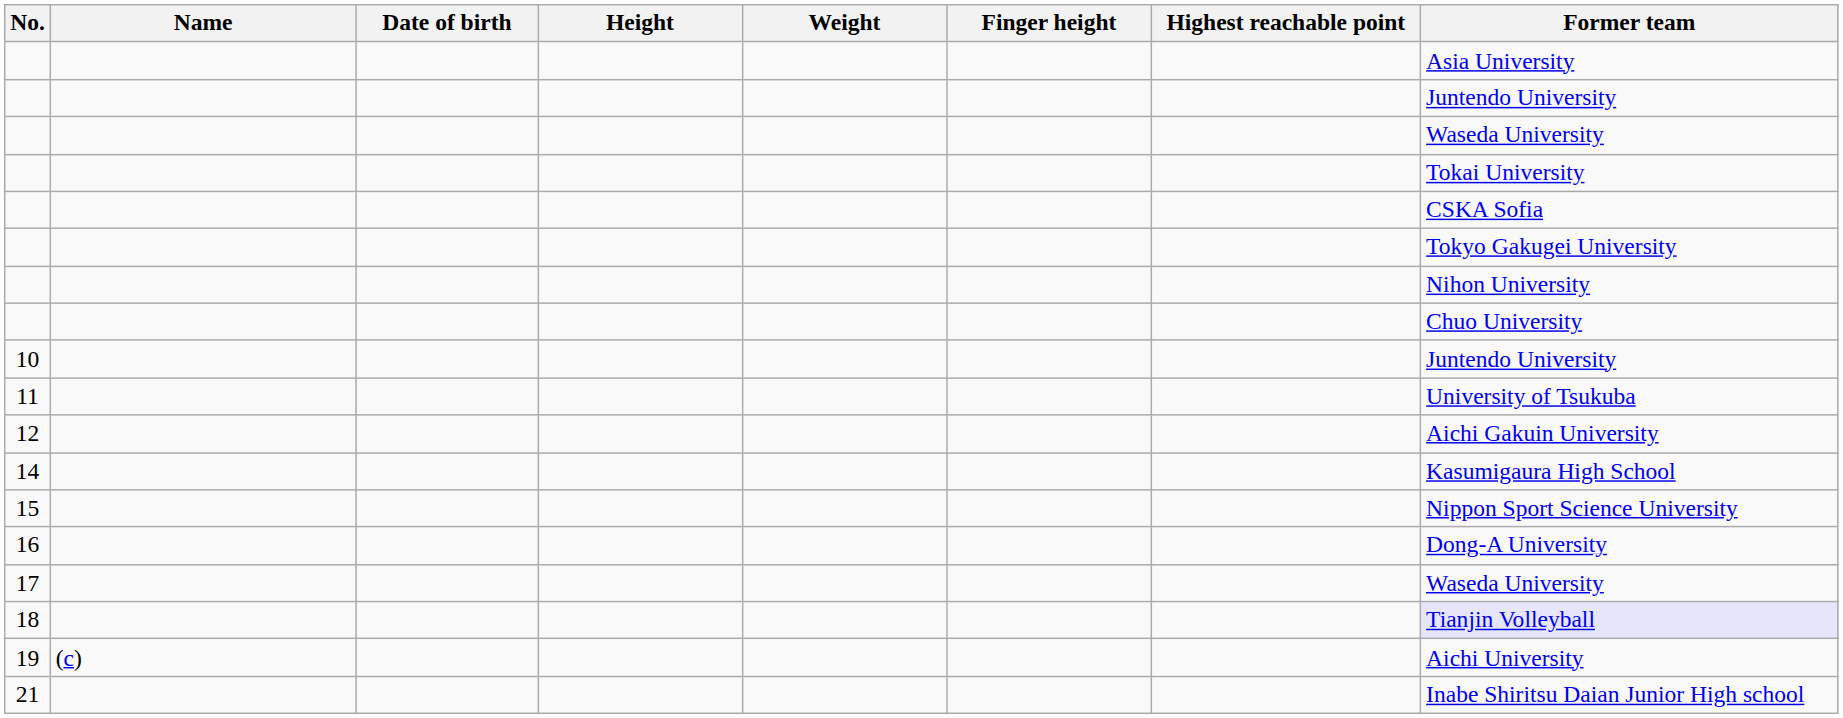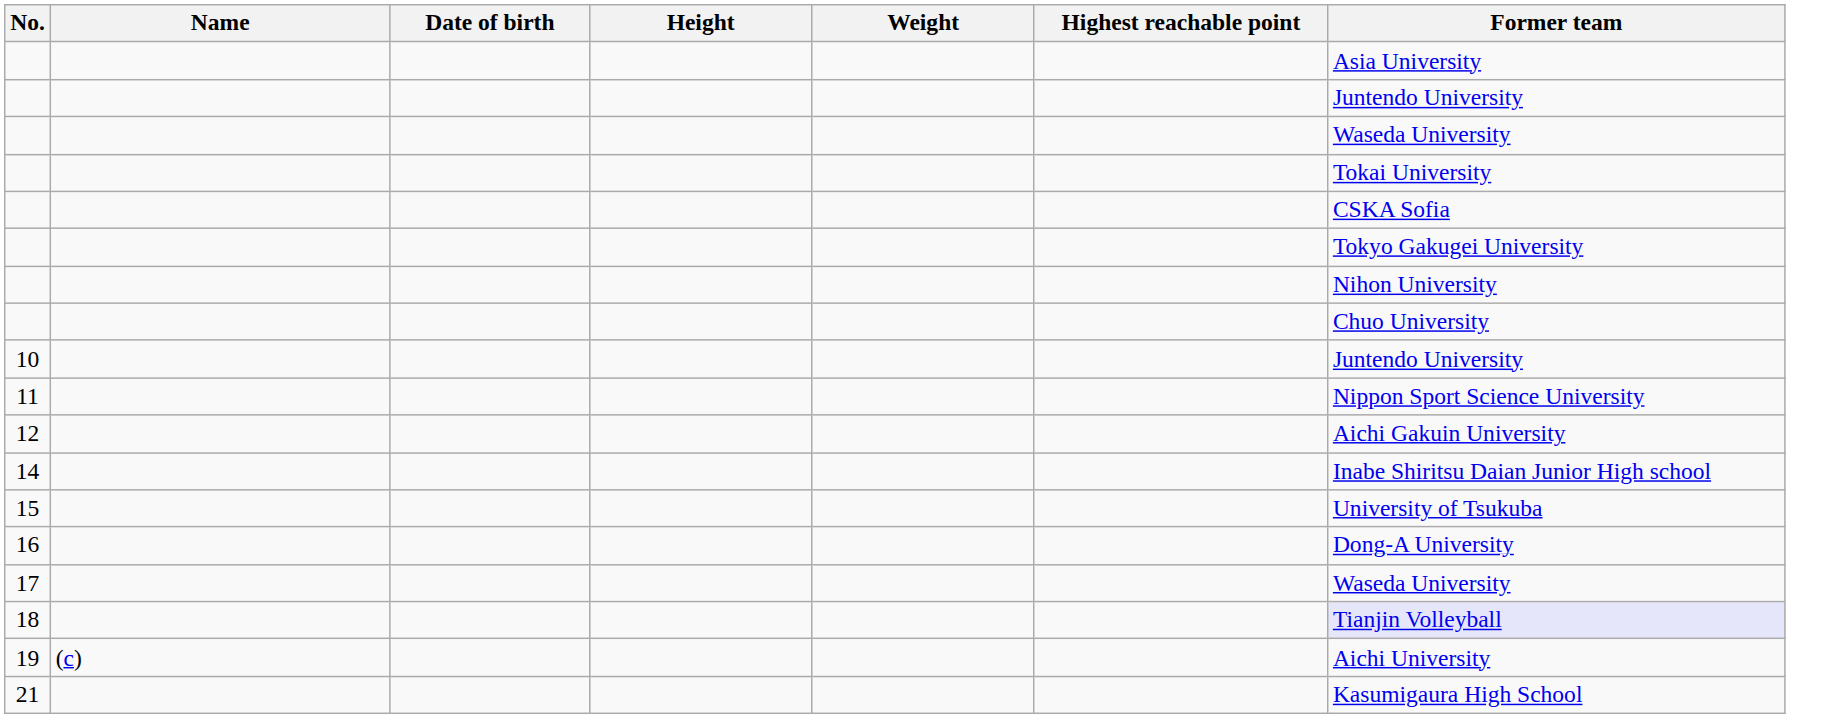- column: (1049, 23)
(1531, 396) University of Tsukuba -> (1489, 396) Nippon Sport Science University
(1551, 470) Kasumigaura High School -> (1522, 470) Inabe Shiritsu Daian Junior High school
(1582, 508) Nippon Sport Science University -> (1438, 508) University of Tsukuba
(1615, 694) Inabe Shiritsu Daian Junior High school -> (1458, 694) Kasumigaura High School
